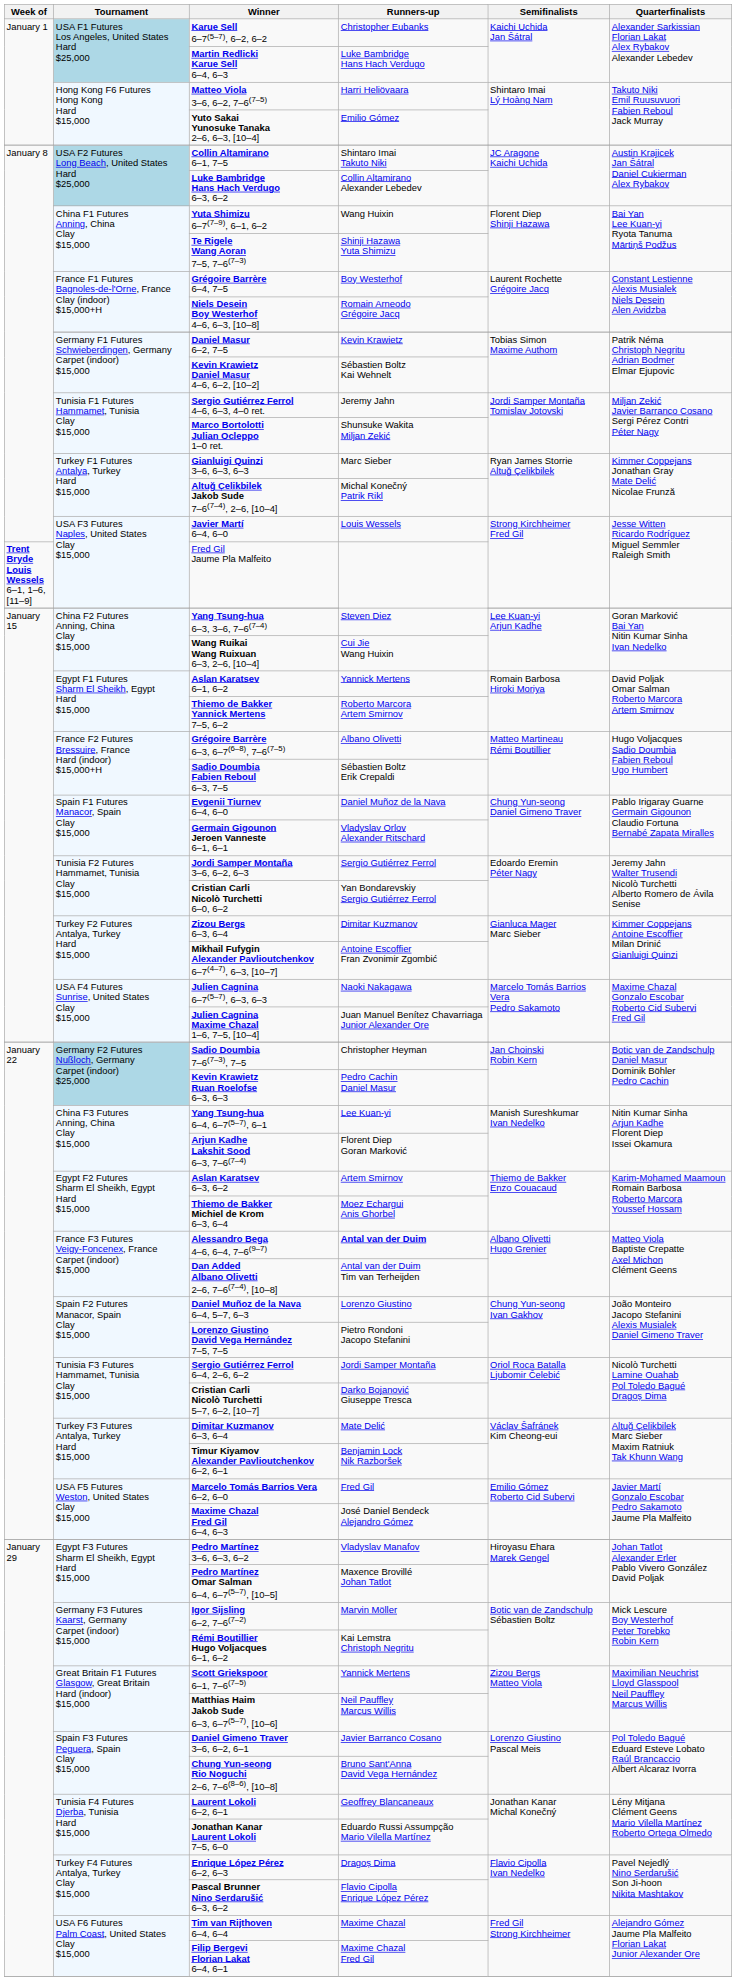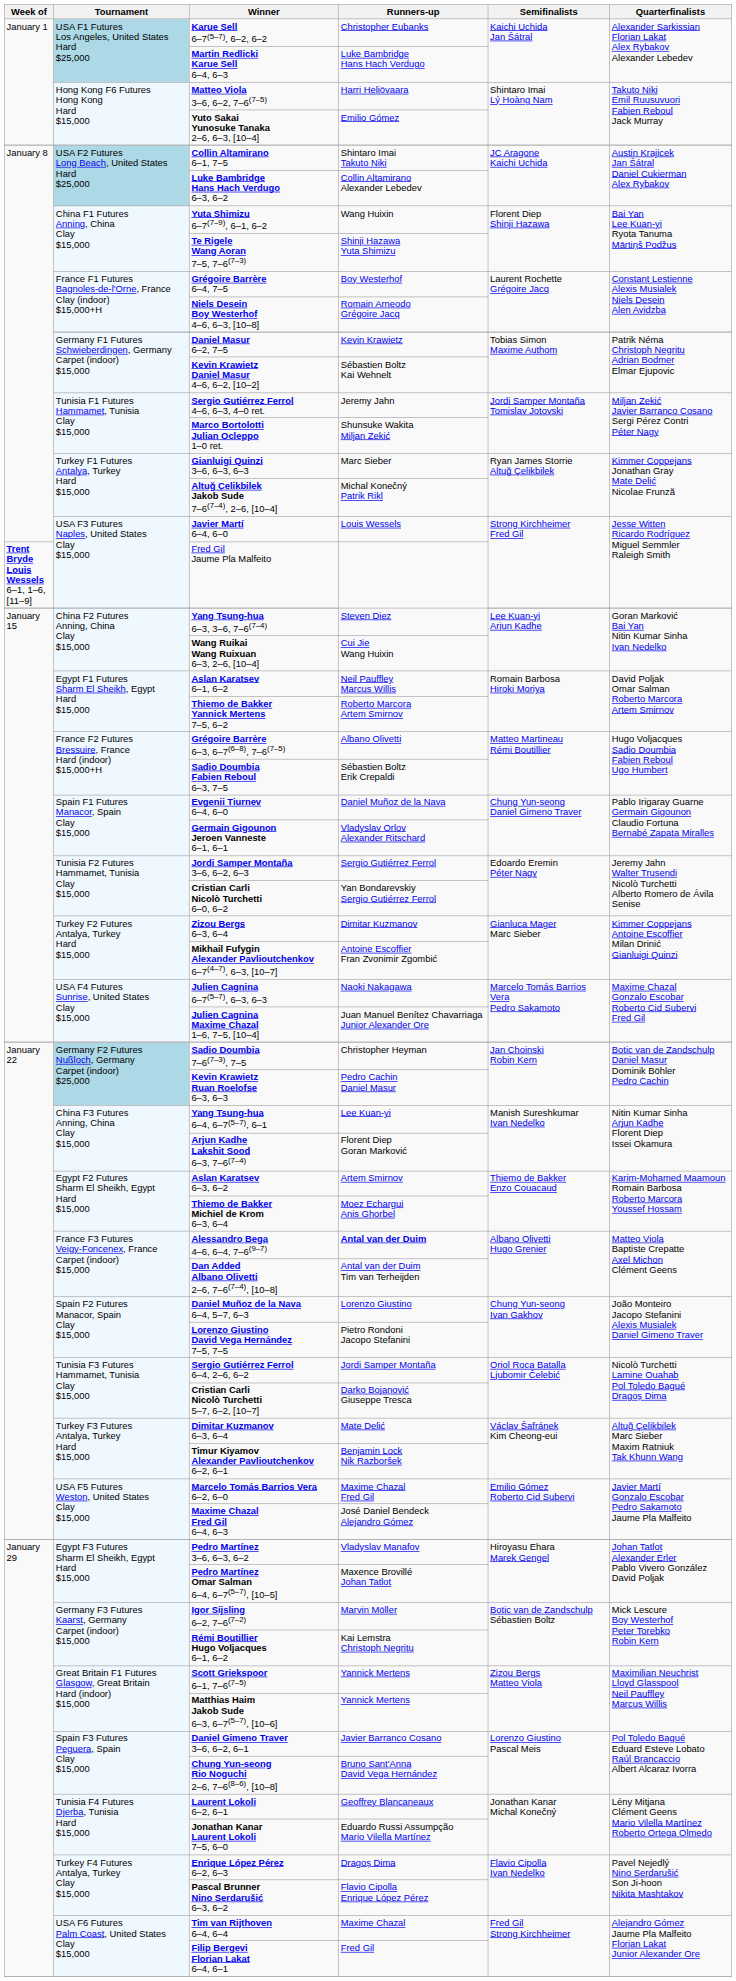(375, 678) Yannick Mertens -> (368, 683) Neil Pauffley Marcus Willis
(357, 1486) Fred Gil -> (373, 1491) Maxime Chazal Fred Gil
(368, 1705) Neil Pauffley Marcus Willis -> (375, 1700) Yannick Mertens
(373, 1953) Maxime Chazal Fred Gil -> (357, 1948) Fred Gil
